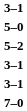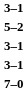- row: (0, 27)
